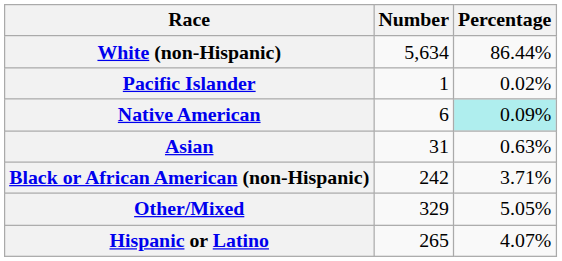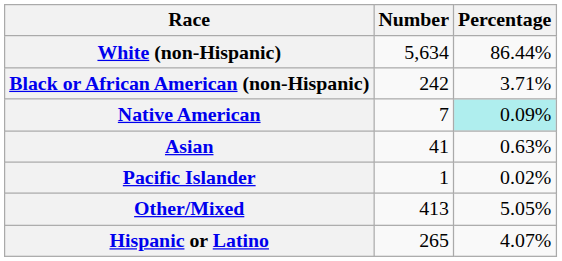rows swapped: (189, 177) <-> (189, 83)
(444, 114) 6 -> (444, 114) 7
(439, 146) 31 -> (439, 146) 41
(434, 209) 329 -> (434, 209) 413
